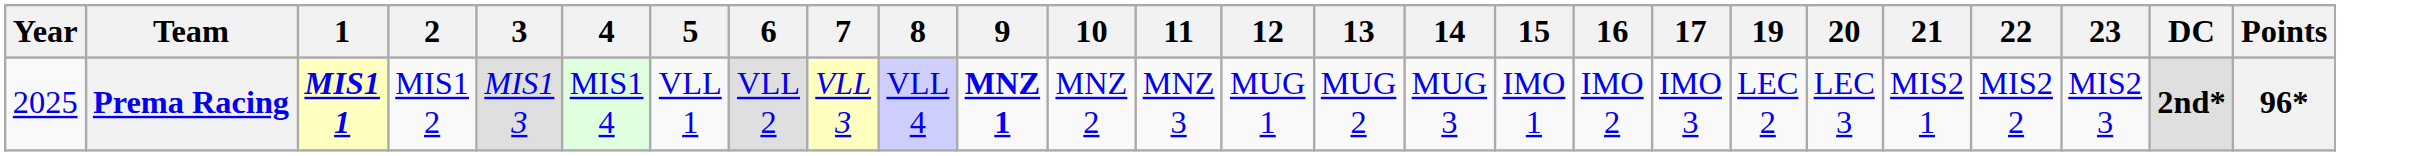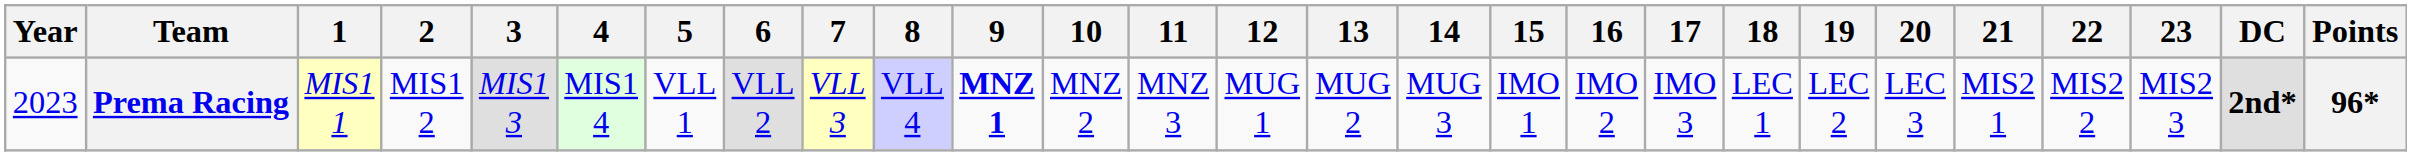+ column: (1762, 30)
(45, 103) 2025 -> (45, 103) 2023
(342, 103) bold -> (339, 103) normal
